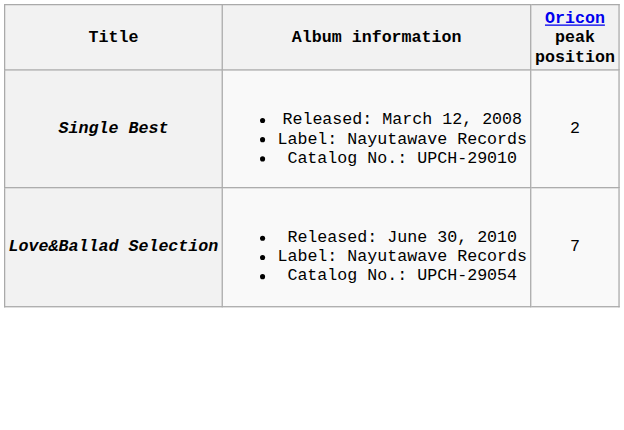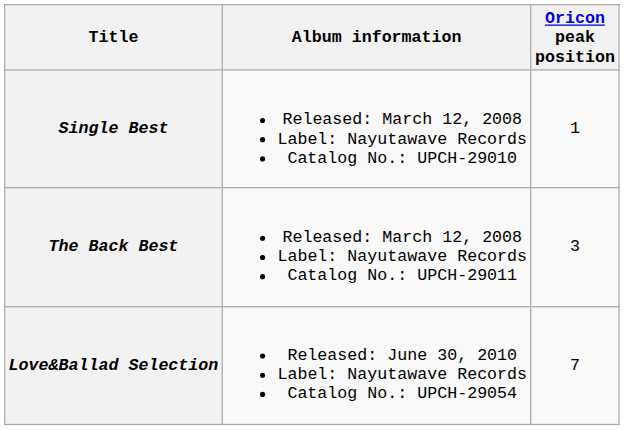(575, 129) 2 -> (575, 129) 1
+ row: (113, 247)
